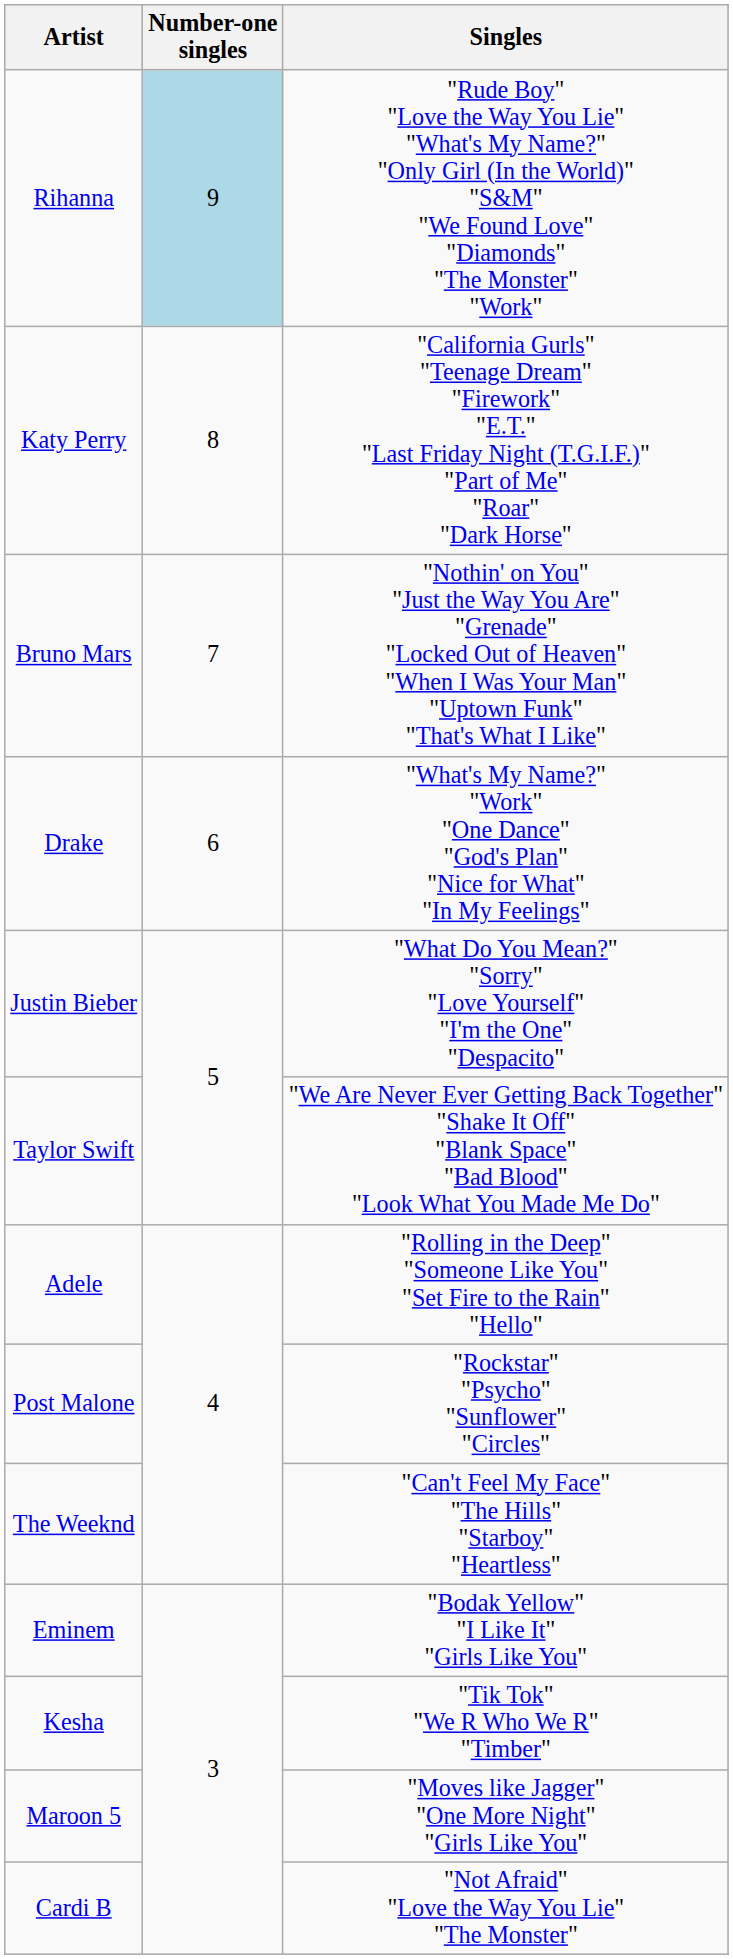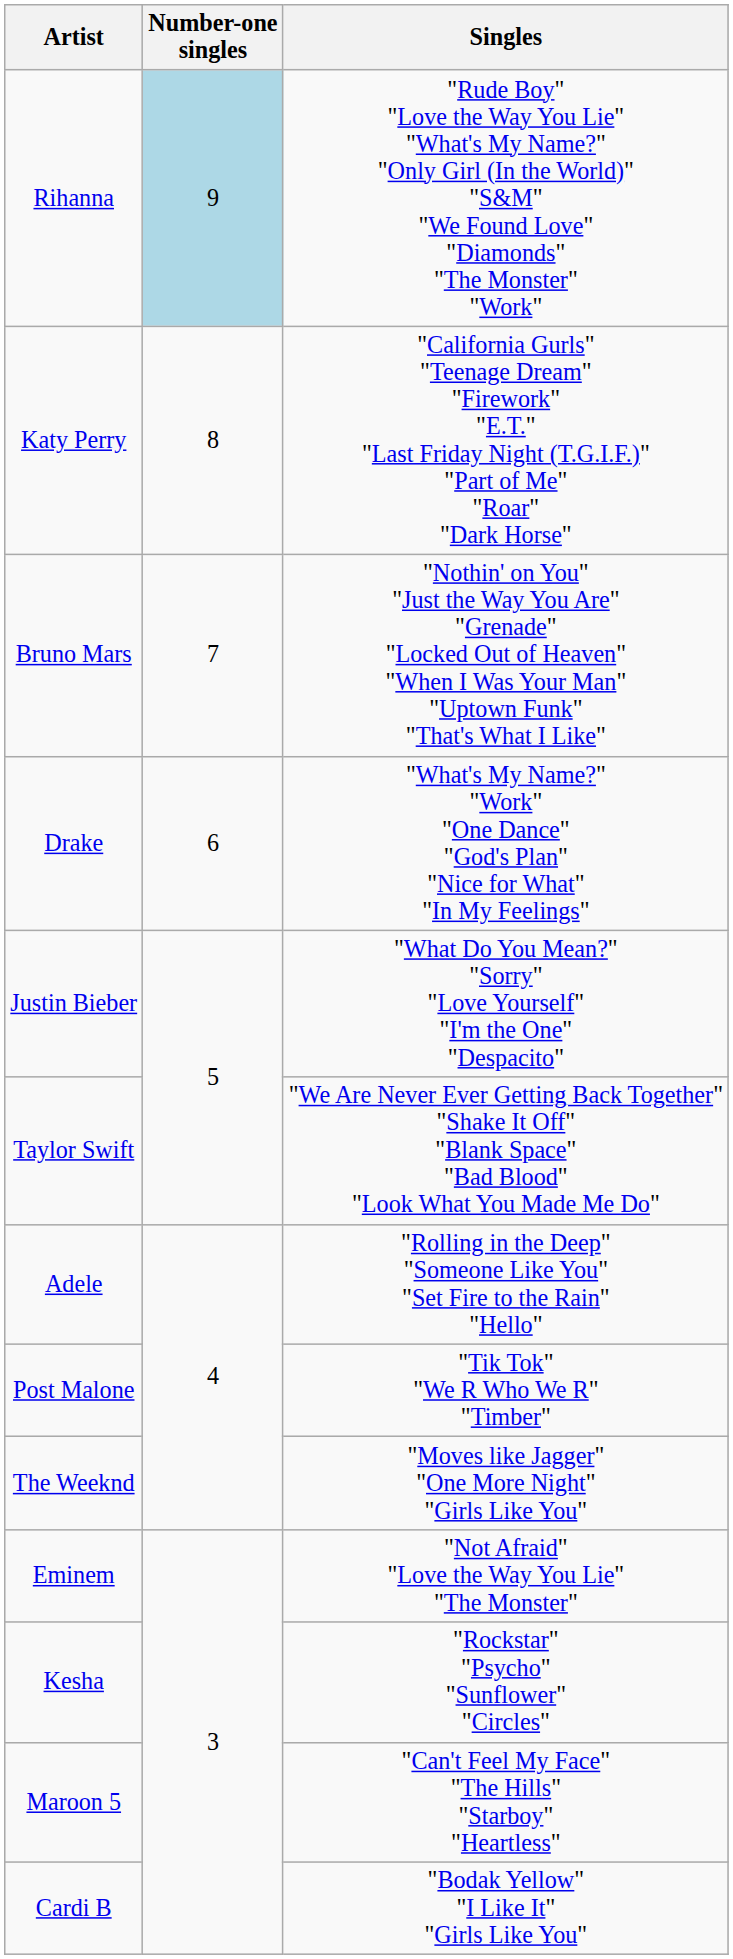(506, 1403) "Rockstar" "Psycho" "Sunflower" "Circles" -> (506, 1390) "Tik Tok" "We R Who We R" "Timber"
(506, 1523) "Can't Feel My Face" "The Hills" "Starboy" "Heartless" -> (506, 1482) "Moves like Jagger" "One More Night" "Girls Like You"
(506, 1629) "Bodak Yellow" "I Like It" "Girls Like You" -> (506, 1575) "Not Afraid" "Love the Way You Lie" "The Monster"
(506, 1722) "Tik Tok" "We R Who We R" "Timber" -> (506, 1681) "Rockstar" "Psycho" "Sunflower" "Circles"
(506, 1815) "Moves like Jagger" "One More Night" "Girls Like You" -> (506, 1801) "Can't Feel My Face" "The Hills" "Starboy" "Heartless"
(506, 1907) "Not Afraid" "Love the Way You Lie" "The Monster" -> (506, 1907) "Bodak Yellow" "I Like It" "Girls Like You"
